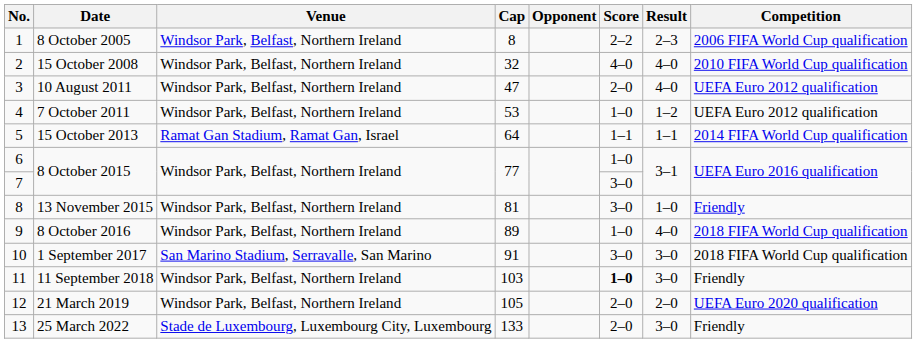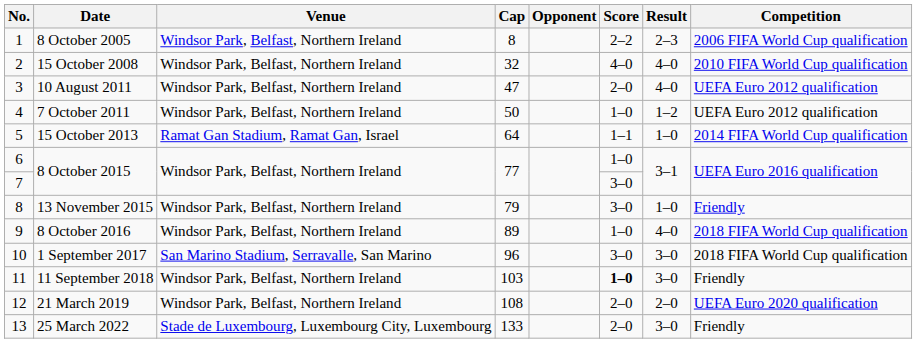(512, 111) 53 -> (512, 111) 50
(666, 135) 1–1 -> (666, 135) 1–0
(512, 207) 81 -> (512, 207) 79
(512, 254) 91 -> (512, 254) 96
(512, 302) 105 -> (512, 302) 108
